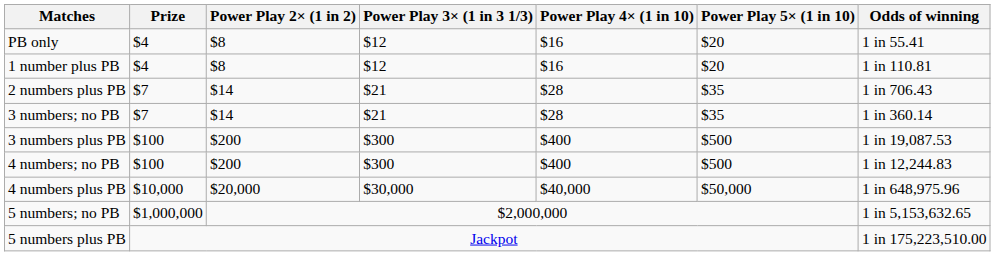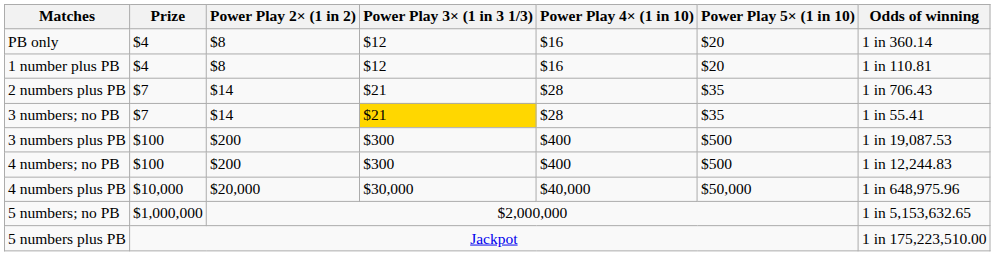(893, 41) 1 in 55.41 -> (897, 41) 1 in 360.14
(375, 115) no background -> (375, 115) gold background
(897, 115) 1 in 360.14 -> (893, 115) 1 in 55.41
